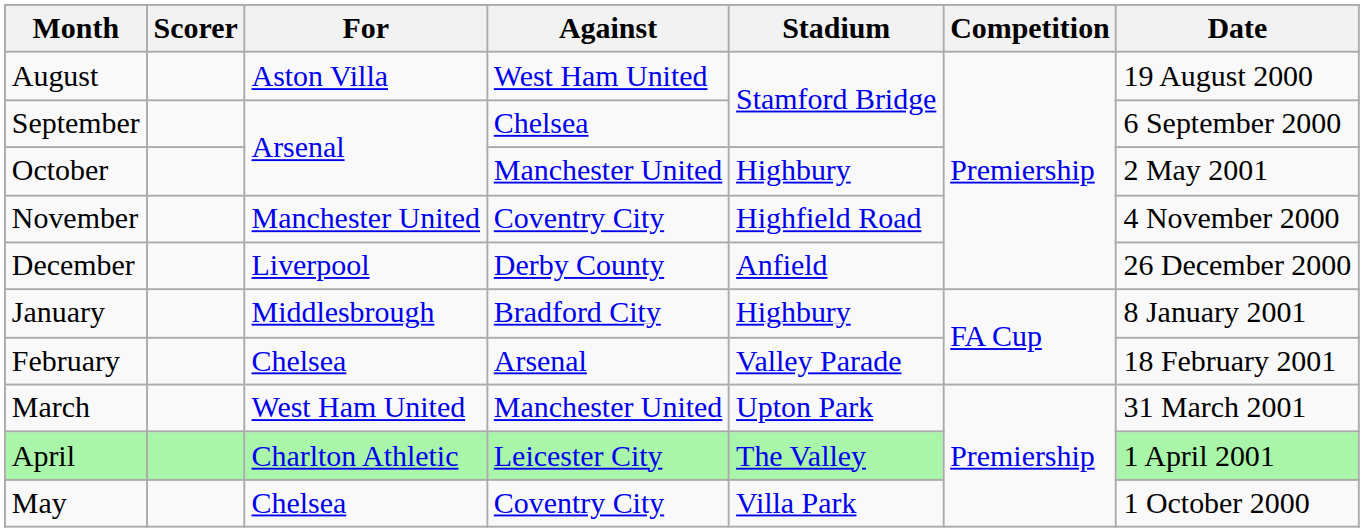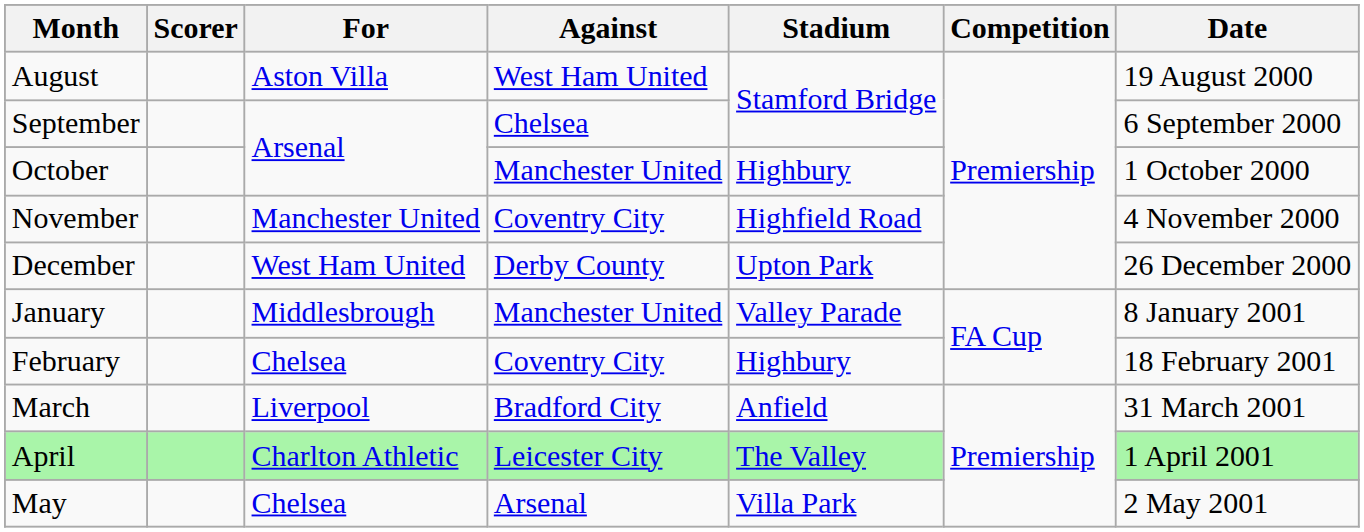(1196, 170) 2 May 2001 -> (1217, 170) 1 October 2000
(311, 265) Liverpool -> (358, 265) West Ham United
(782, 265) Anfield -> (805, 265) Upton Park
(577, 312) Bradford City -> (608, 312) Manchester United
(793, 312) Highbury -> (819, 312) Valley Parade
(540, 360) Arsenal -> (579, 360) Coventry City
(819, 360) Valley Parade -> (793, 360) Highbury
(358, 407) West Ham United -> (311, 407) Liverpool
(608, 407) Manchester United -> (577, 407) Bradford City
(805, 407) Upton Park -> (782, 407) Anfield
(579, 502) Coventry City -> (540, 502) Arsenal
(1217, 502) 1 October 2000 -> (1196, 502) 2 May 2001
